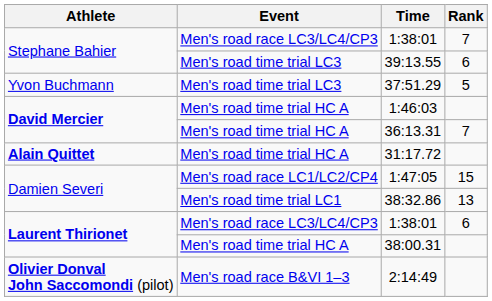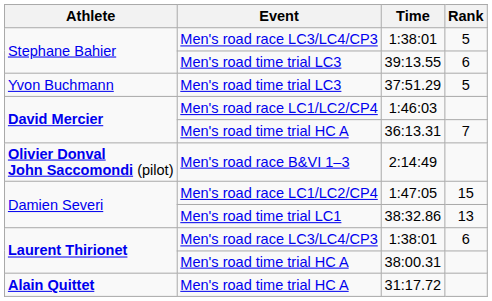(466, 39) 7 -> (466, 39) 5
(264, 108) Men's road time trial HC A -> (279, 108) Men's road race LC1/LC2/CP4
rows swapped: (51, 154) <-> (91, 277)
